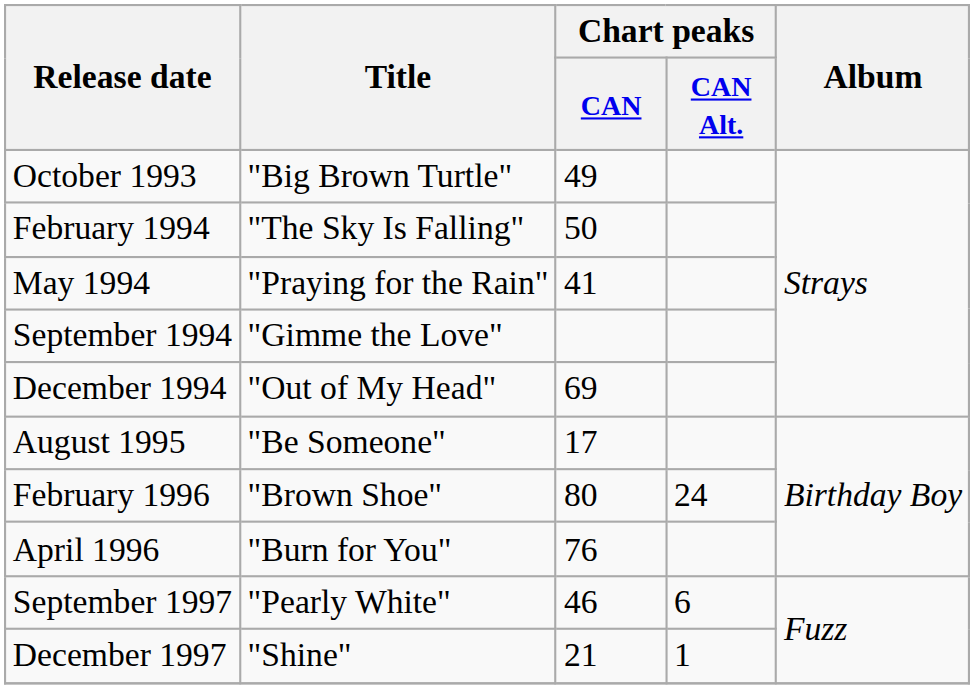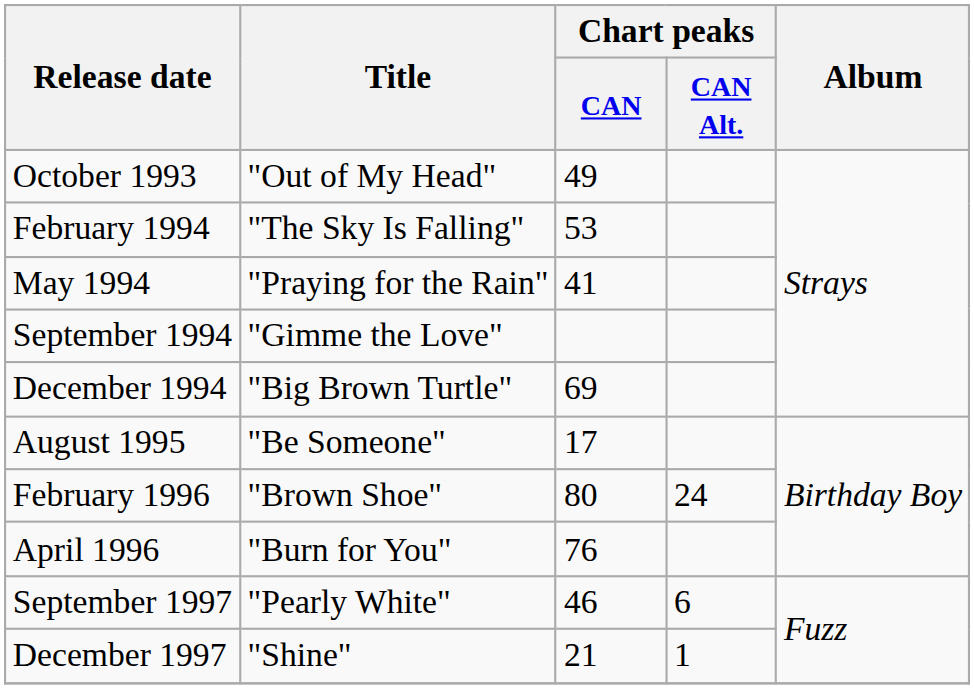(380, 175) "Big Brown Turtle" -> (372, 175) "Out of My Head"
(581, 228) 50 -> (581, 228) 53
(372, 388) "Out of My Head" -> (380, 388) "Big Brown Turtle"
